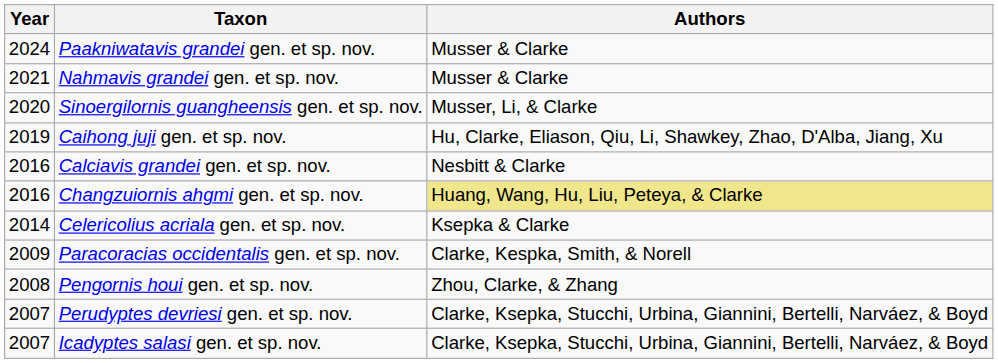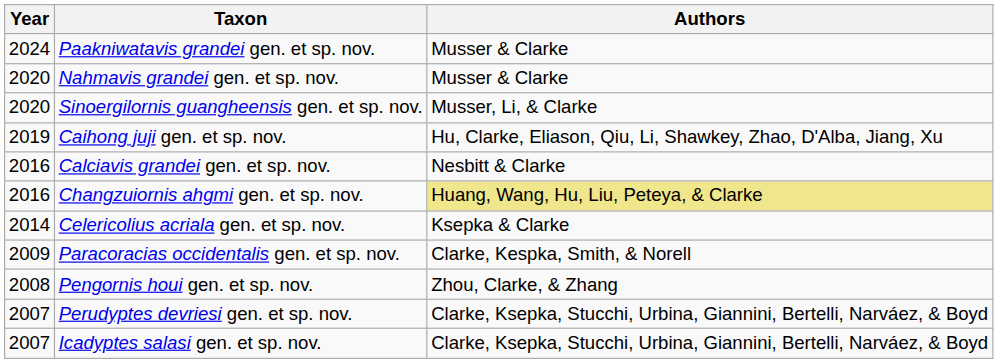(30, 78) 2021 -> (30, 78) 2020
